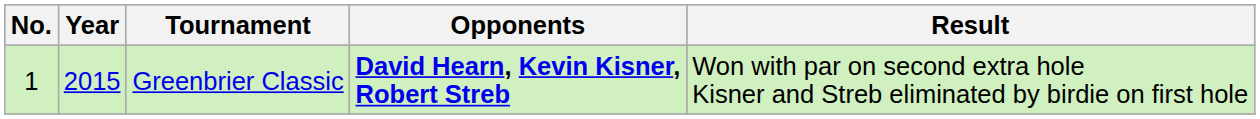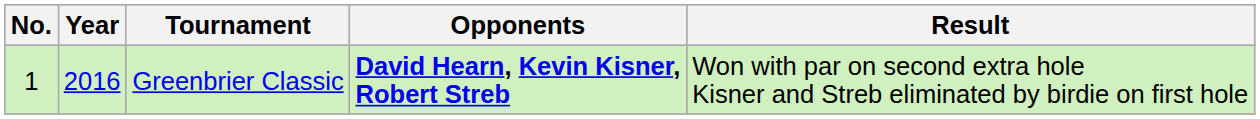(92, 80) 2015 -> (92, 80) 2016
